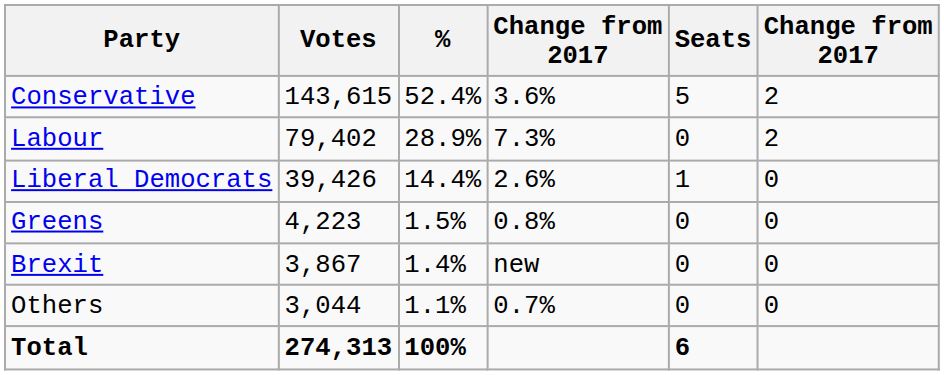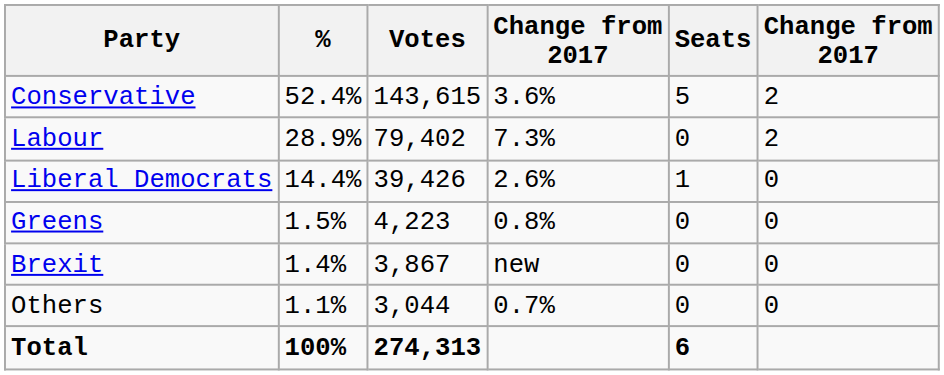columns swapped: (338, 41) <-> (443, 41)
